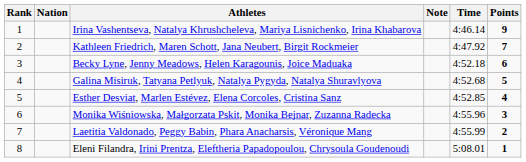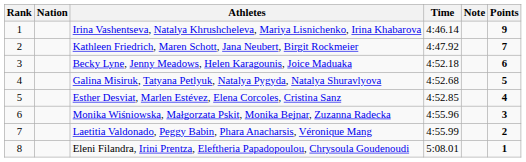columns swapped: (469, 13) <-> (437, 13)
